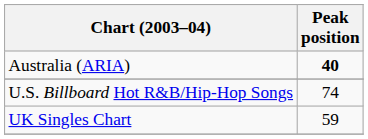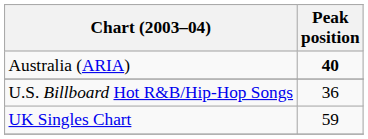(330, 92) 74 -> (330, 92) 36
